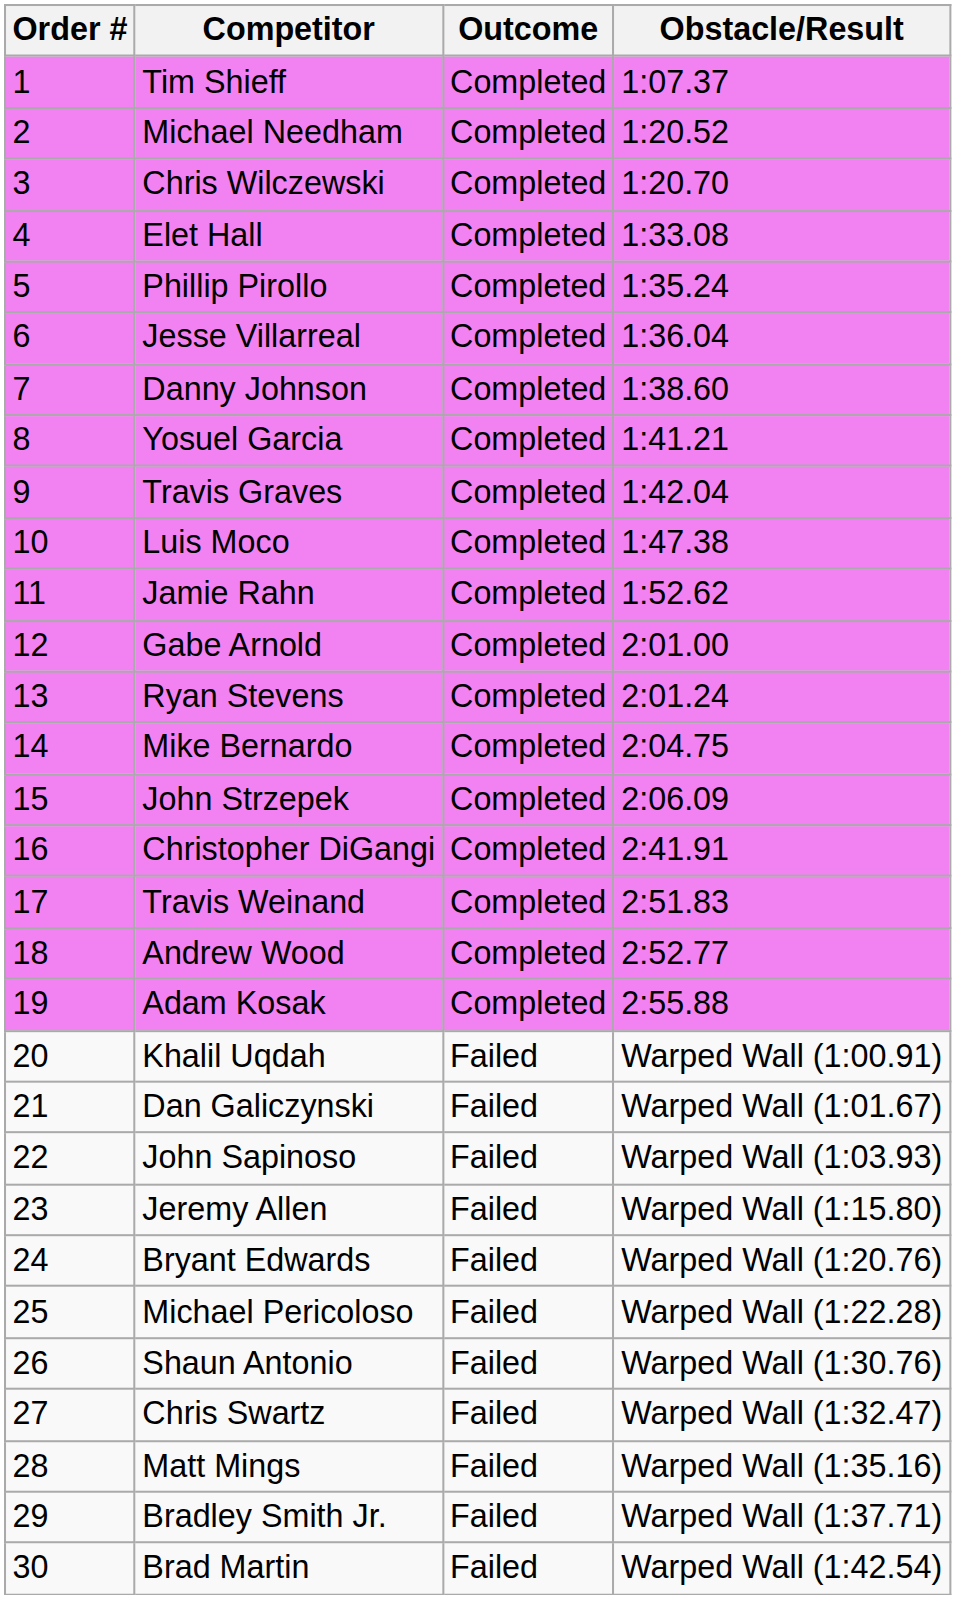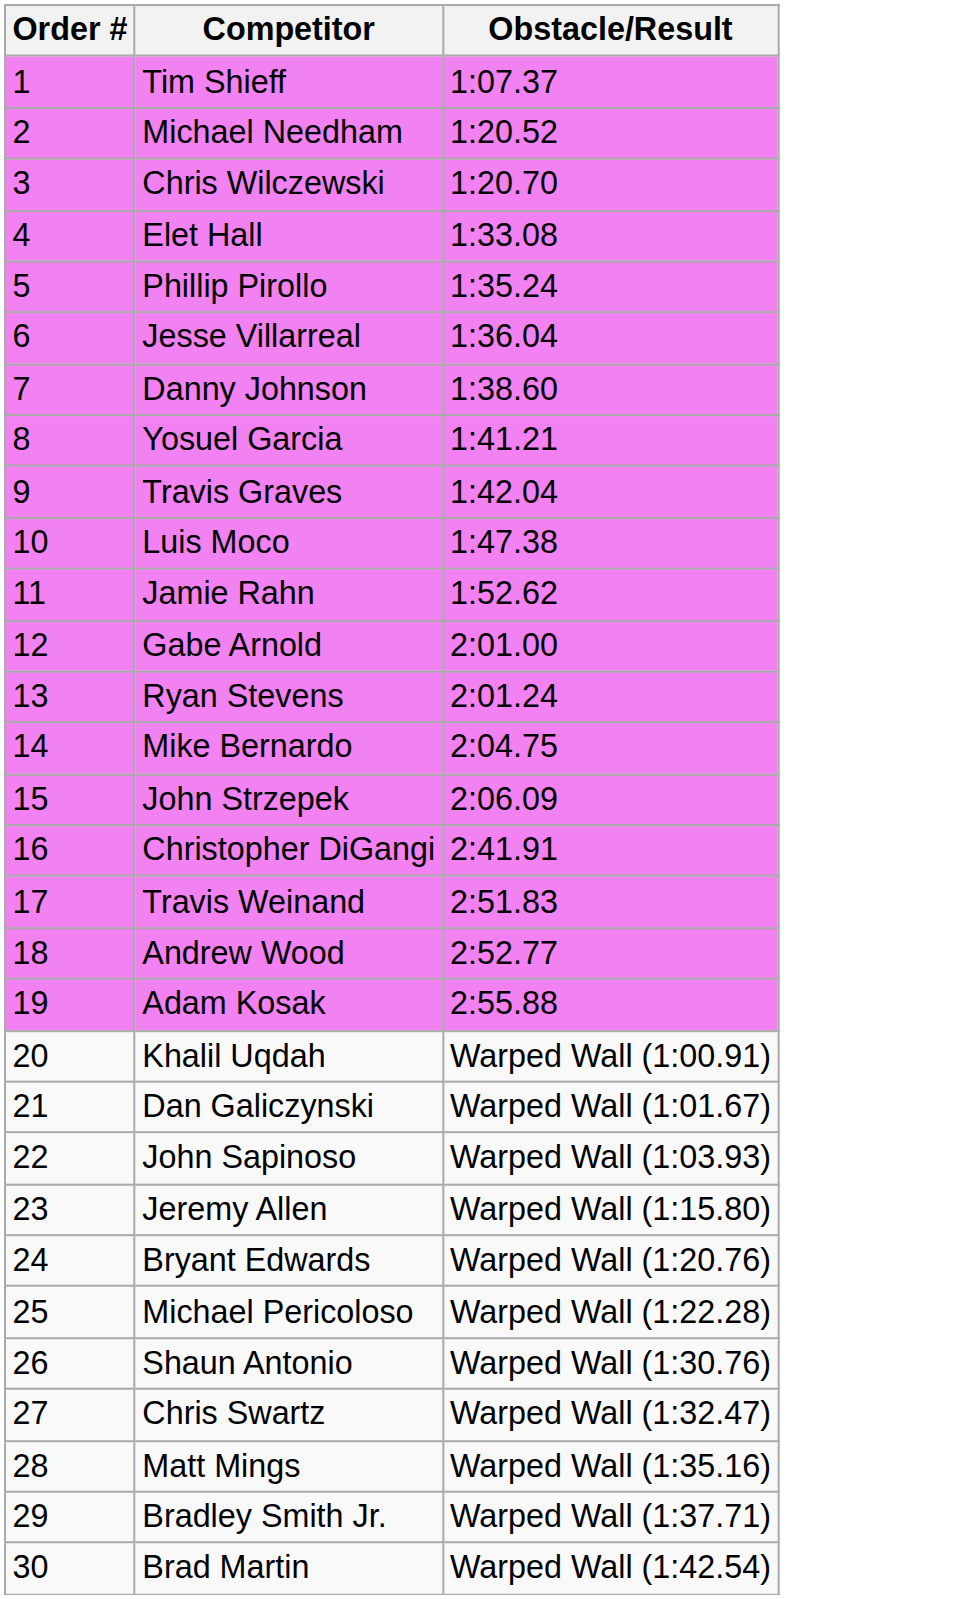- column: (528, 30)
